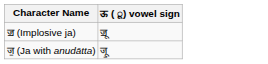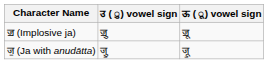+ column: (139, 14)
